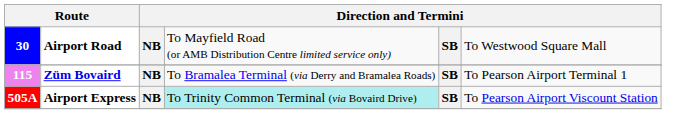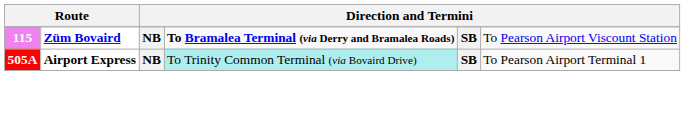- row: (22, 46)
(301, 75) normal -> (311, 38) bold
(546, 75) To Pearson Airport Terminal 1 -> (580, 38) To Pearson Airport Viscount Station
(561, 98) To Pearson Airport Viscount Station -> (565, 60) To Pearson Airport Terminal 1
